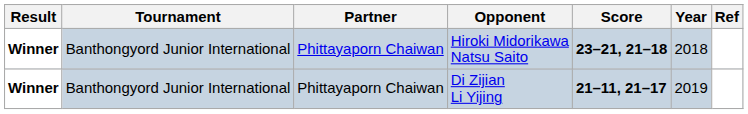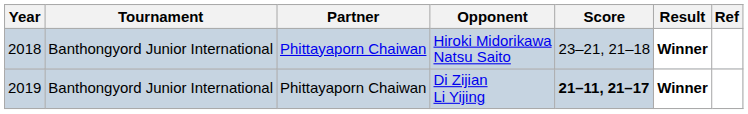columns swapped: (691, 17) <-> (33, 17)
(622, 49) bold -> (604, 49) normal
